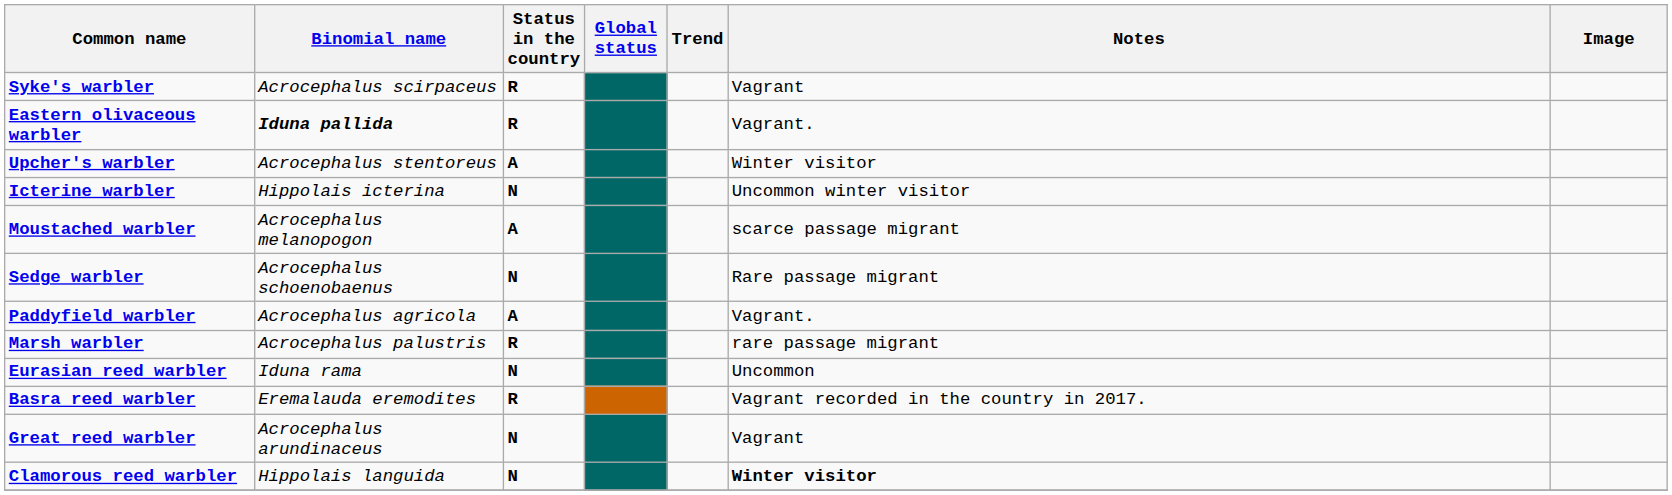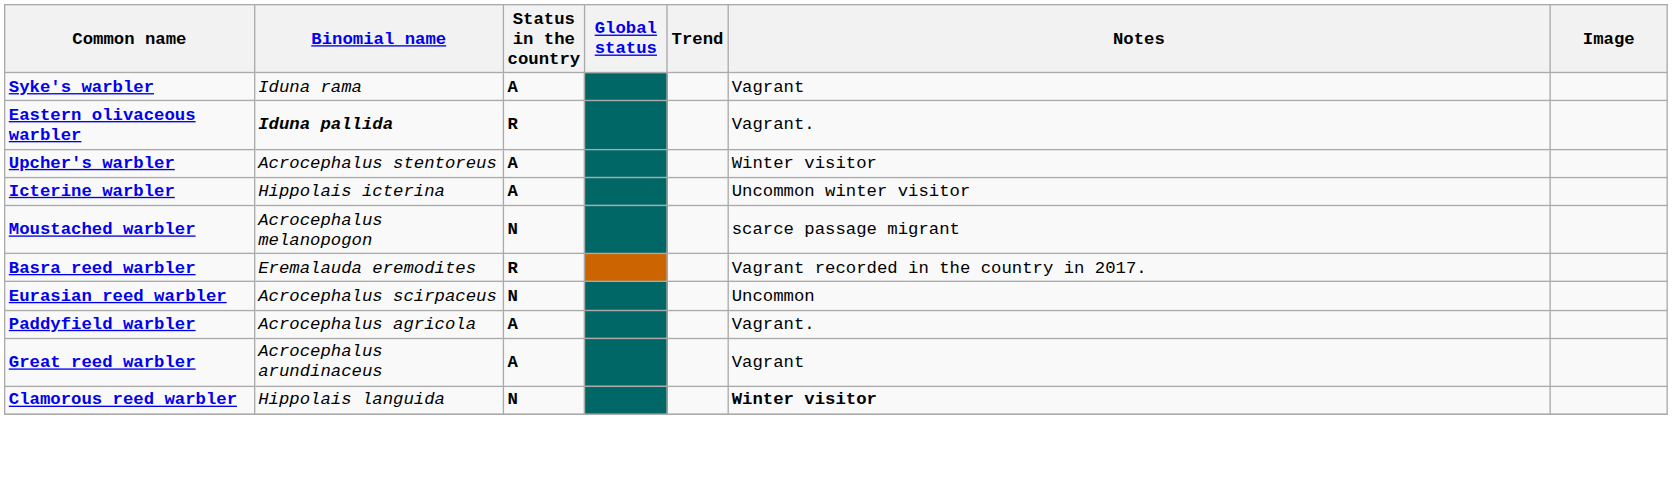(377, 87) Acrocephalus scirpaceus -> (310, 87) Iduna rama
(513, 87) R -> (513, 87) A
(513, 191) N -> (513, 191) A
(513, 229) A -> (513, 229) N
- row: (76, 278)
rows swapped: (102, 316) <-> (102, 400)
- row: (76, 344)
(310, 372) Iduna rama -> (377, 296) Acrocephalus scirpaceus
(513, 438) N -> (513, 362) A
